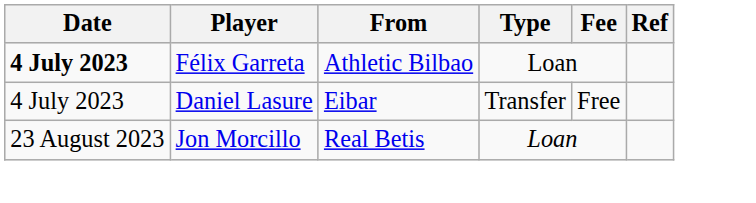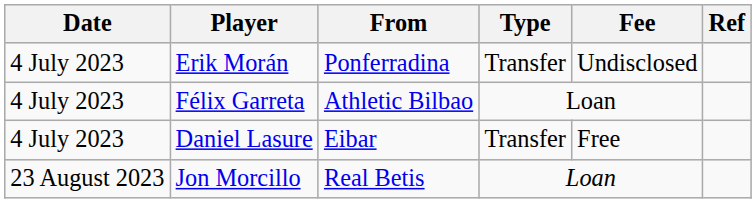+ row: (232, 62)
(69, 62) bold -> (67, 100) normal
